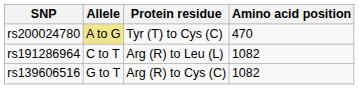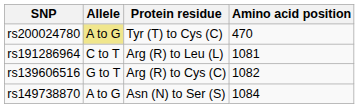(246, 53) 1082 -> (246, 53) 1081
+ row: (44, 93)
